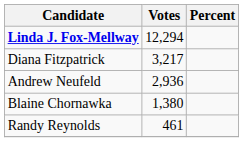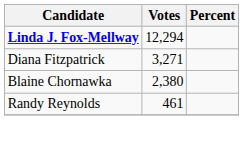(168, 59) 3,217 -> (168, 59) 3,271
- row: (54, 81)
(168, 103) 1,380 -> (168, 81) 2,380
